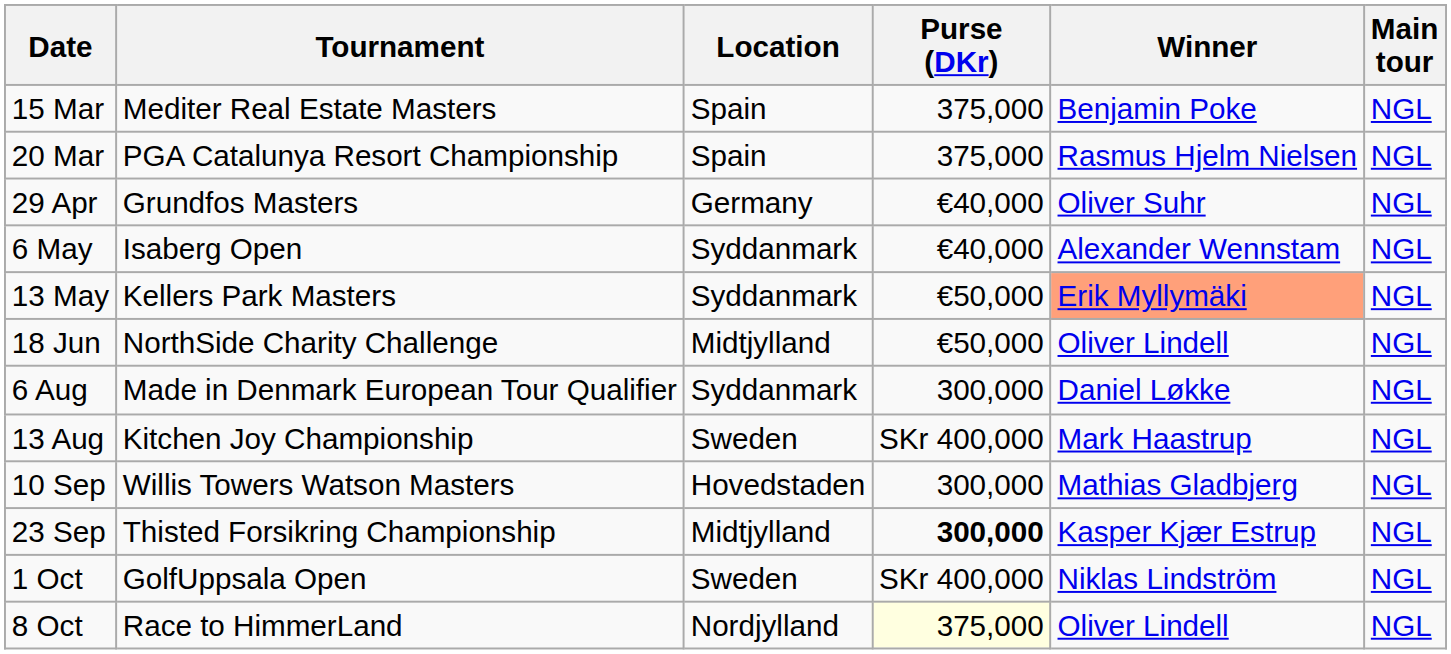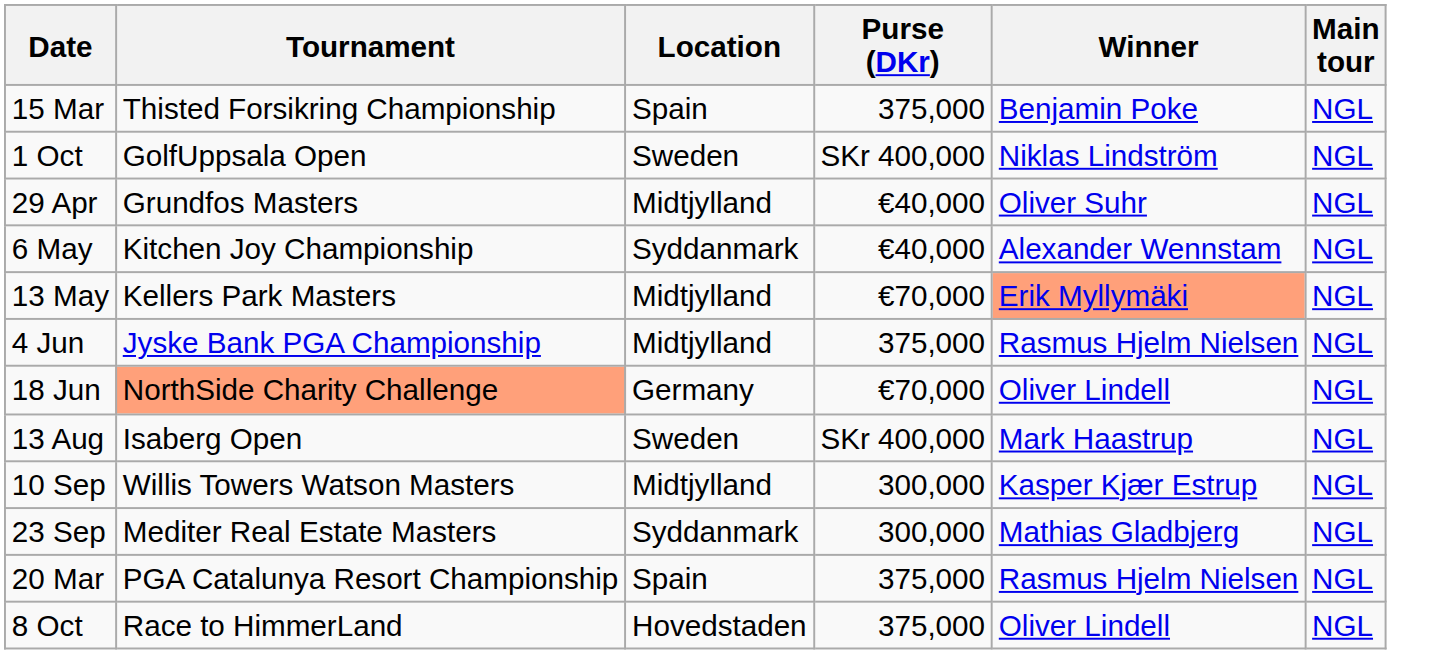(310, 109) Mediter Real Estate Masters -> (339, 109) Thisted Forsikring Championship
rows swapped: (58, 156) <-> (47, 578)
(752, 203) Germany -> (702, 203) Midtjylland
(212, 249) Isaberg Open -> (298, 249) Kitchen Joy Championship
(774, 296) Syddanmark -> (702, 296) Midtjylland
(990, 296) €50,000 -> (931, 296) €70,000
+ row: (48, 343)
(310, 343) no background -> (310, 390) lightsalmon background
(761, 343) Midtjylland -> (693, 390) Germany
(990, 343) €50,000 -> (931, 390) €70,000
- row: (50, 390)
(298, 437) Kitchen Joy Championship -> (212, 437) Isaberg Open
(778, 484) Hovedstaden -> (702, 484) Midtjylland
(1178, 484) Mathias Gladbjerg -> (1128, 484) Kasper Kjær Estrup
(339, 531) Thisted Forsikring Championship -> (310, 531) Mediter Real Estate Masters
(761, 531) Midtjylland -> (715, 531) Syddanmark
(990, 531) bold -> (931, 531) normal
(1187, 531) Kasper Kjær Estrup -> (1119, 531) Mathias Gladbjerg
(765, 625) Nordjylland -> (719, 625) Hovedstaden
(990, 625) lightyellow background -> (931, 625) no background
